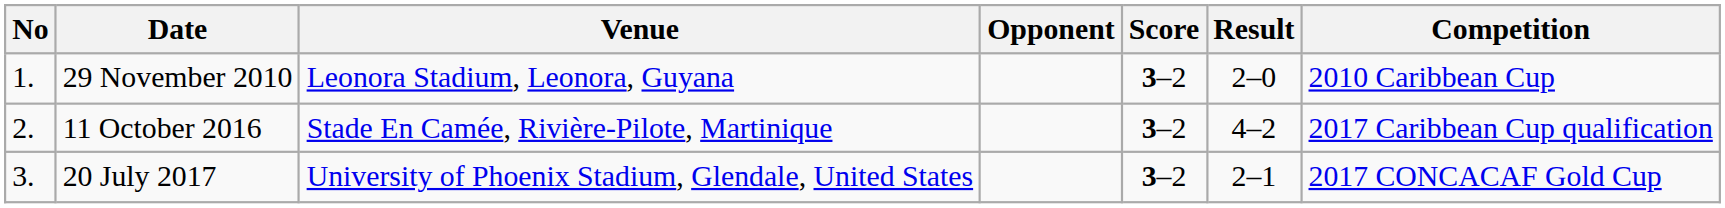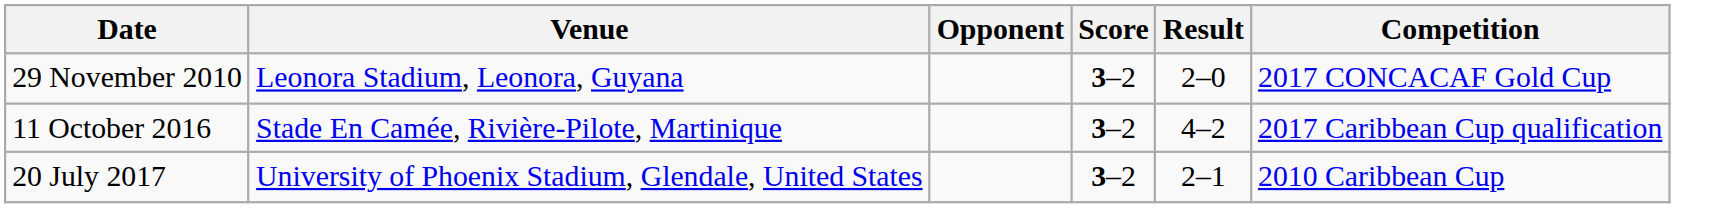- column: (30, 28)
(1432, 77) 2010 Caribbean Cup -> (1435, 77) 2017 CONCACAF Gold Cup
(1485, 176) 2017 CONCACAF Gold Cup -> (1381, 176) 2010 Caribbean Cup
